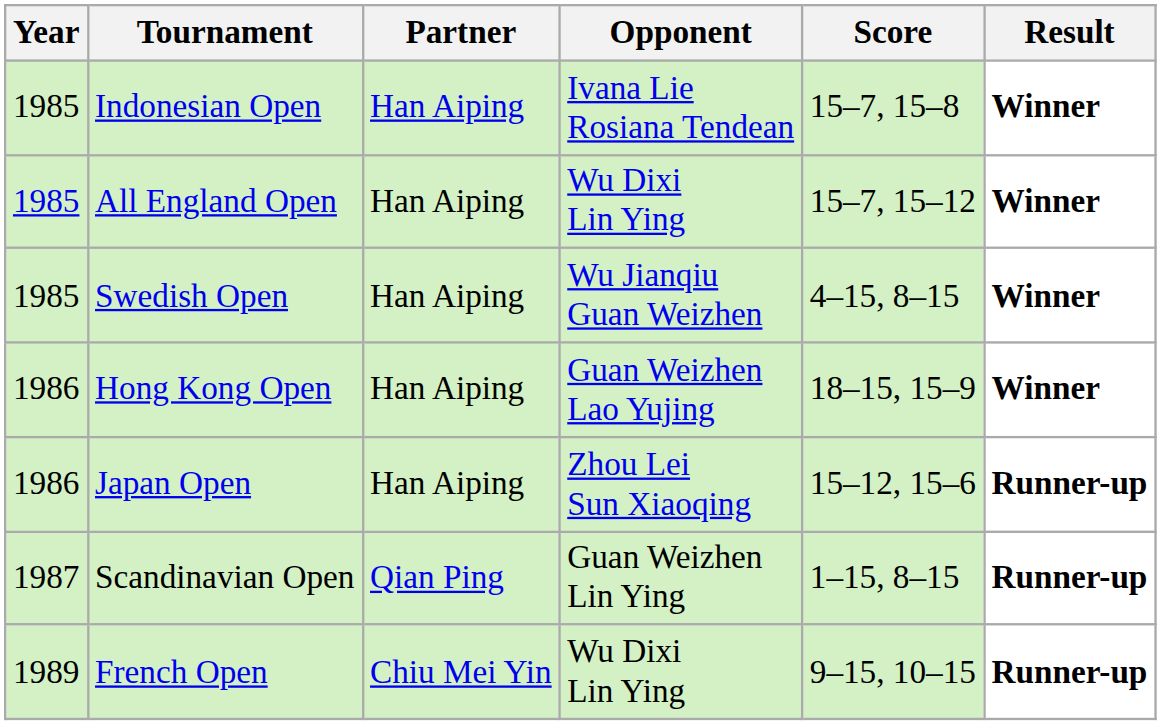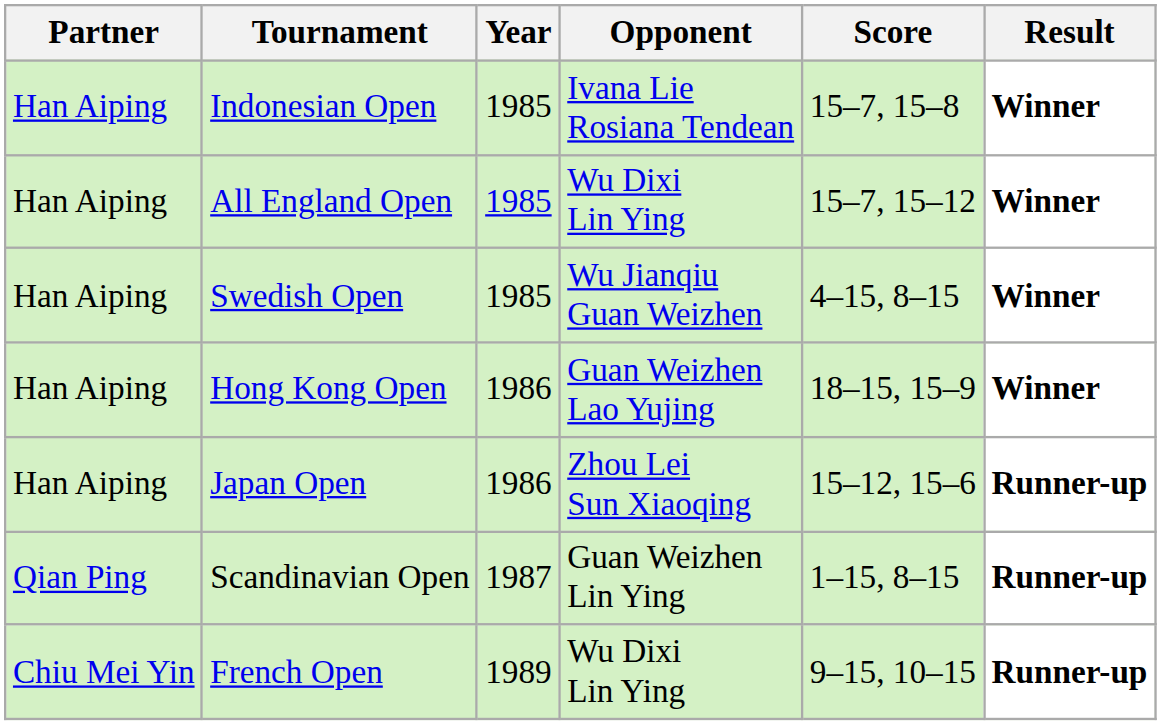columns swapped: (46, 32) <-> (461, 32)
